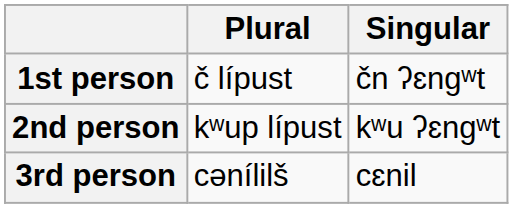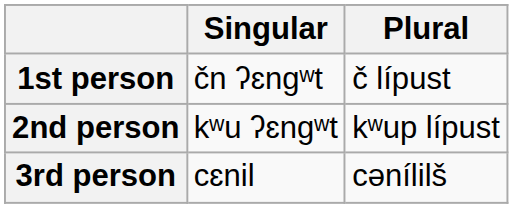columns swapped: (428, 29) <-> (268, 29)
